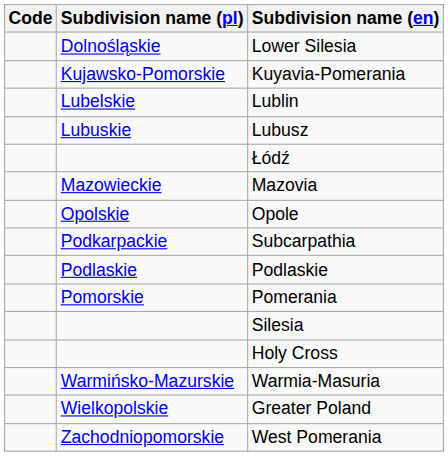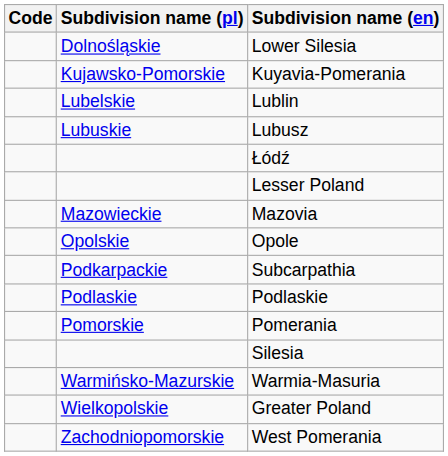+ row: (308, 185)
- row: (295, 353)
